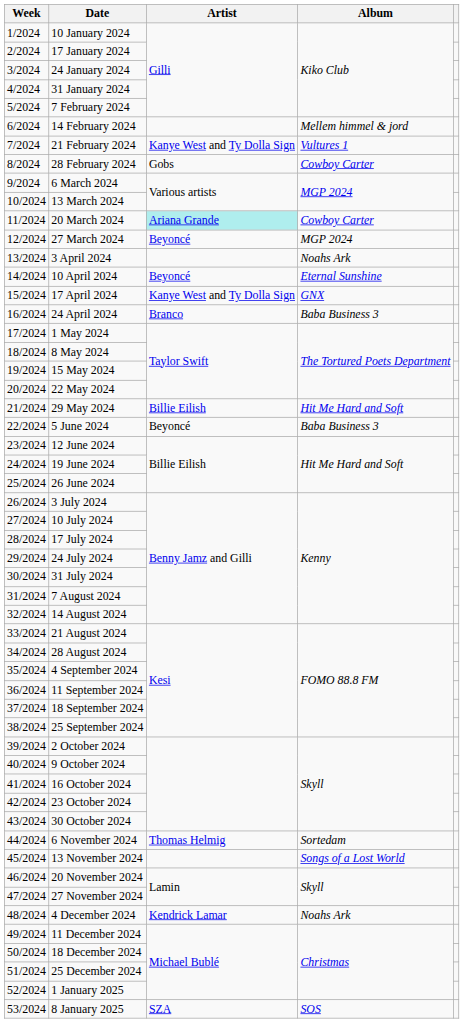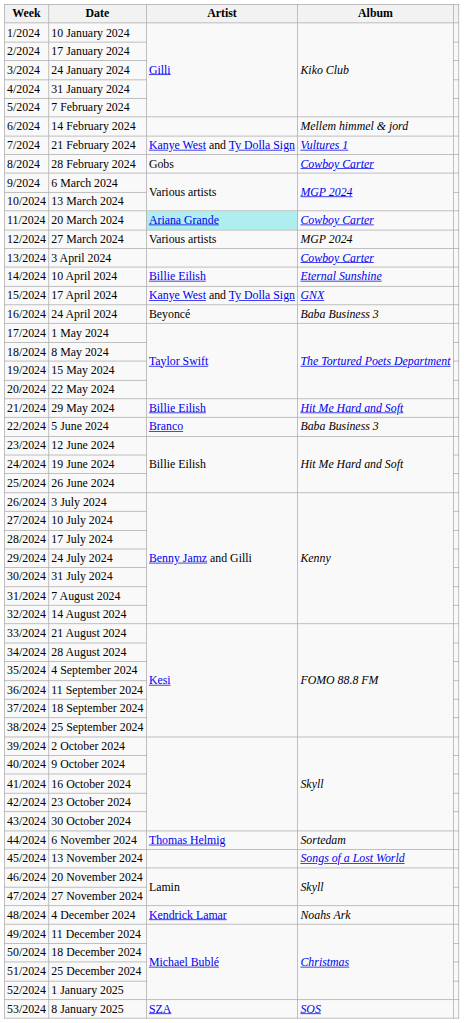(170, 239) Beyoncé -> (183, 239) Various artists
(326, 257) Noahs Ark -> (337, 257) Cowboy Carter
(170, 276) Beyoncé -> (177, 276) Billie Eilish
(166, 314) Branco -> (170, 314) Beyoncé
(170, 426) Beyoncé -> (166, 426) Branco
